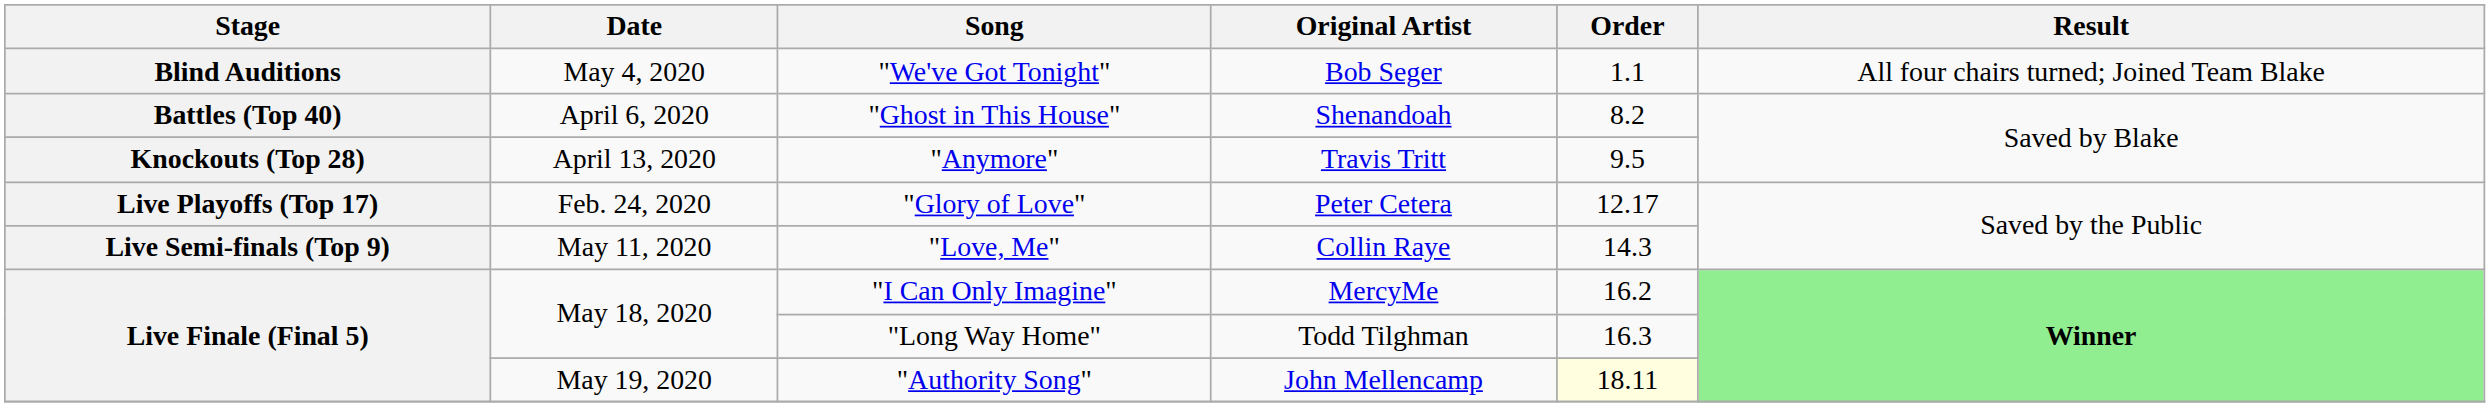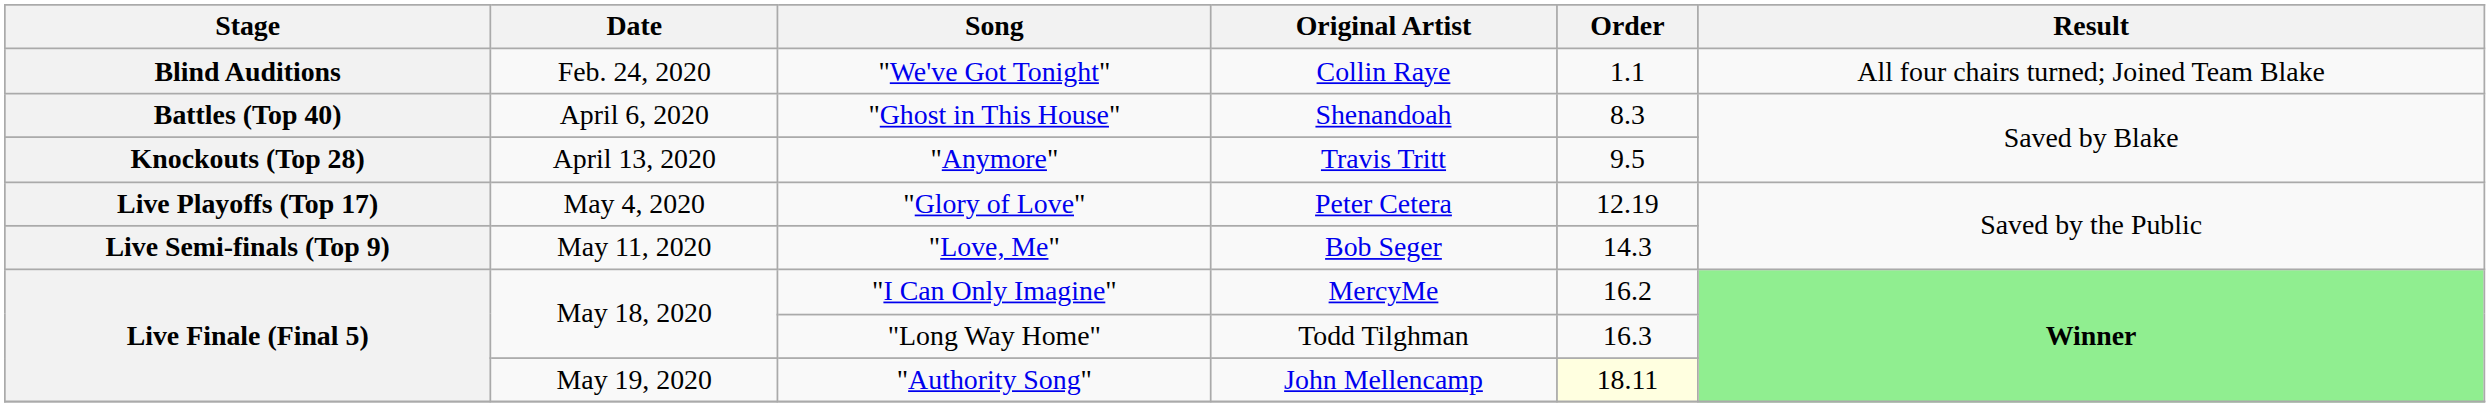(634, 70) May 4, 2020 -> (634, 70) Feb. 24, 2020
(1383, 70) Bob Seger -> (1383, 70) Collin Raye
(1627, 114) 8.2 -> (1627, 114) 8.3
(634, 203) Feb. 24, 2020 -> (634, 203) May 4, 2020
(1627, 203) 12.17 -> (1627, 203) 12.19
(1383, 247) Collin Raye -> (1383, 247) Bob Seger
